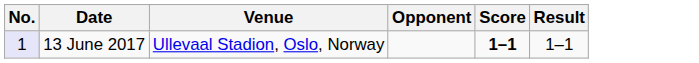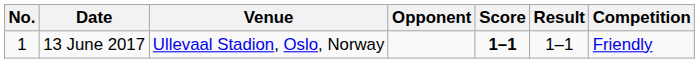+ column: (642, 17)
(22, 44) lavender background -> (22, 44) no background
